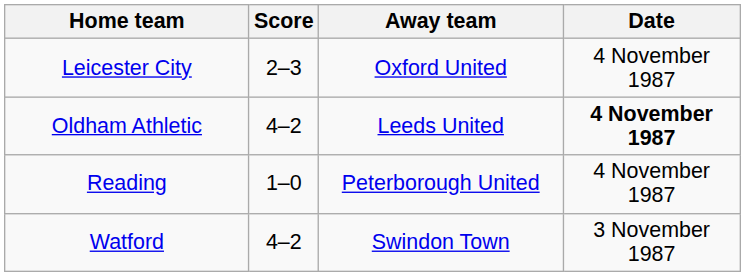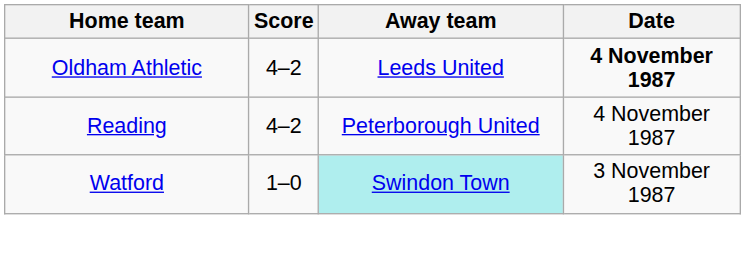- row: (127, 67)
(284, 183) 1–0 -> (284, 125) 4–2
(284, 241) 4–2 -> (284, 183) 1–0
(441, 241) no background -> (441, 183) paleturquoise background
